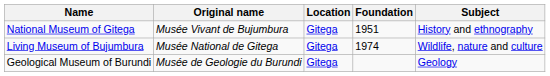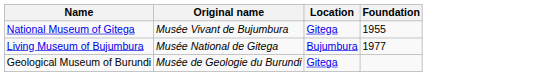- column: (480, 12)
(367, 29) 1951 -> (374, 29) 1955
(322, 46) Gitega -> (332, 46) Bujumbura
(367, 46) 1974 -> (374, 46) 1977
